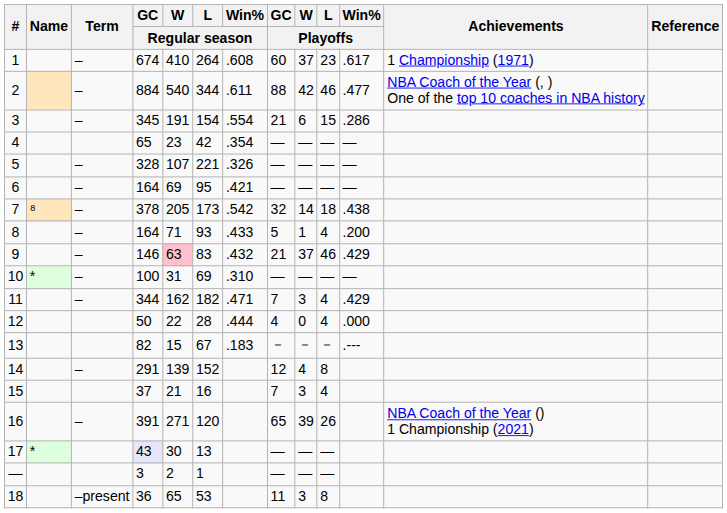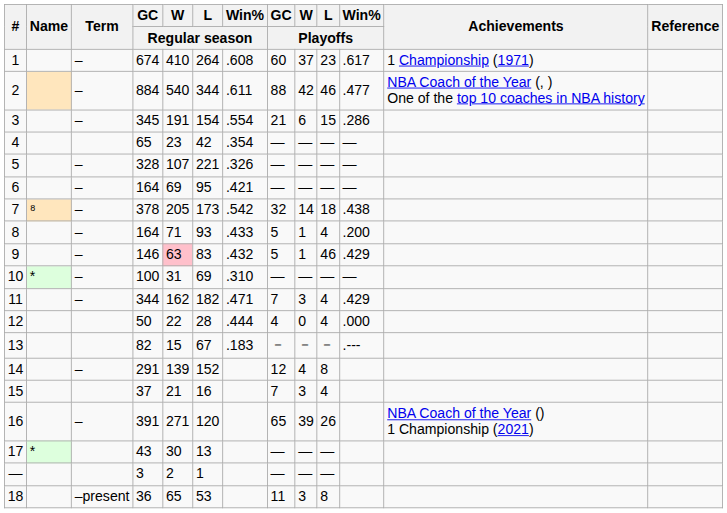(278, 254) 21 -> (275, 254) 5
(306, 254) 37 -> (302, 254) 1
(144, 451) lavender background -> (144, 451) no background
